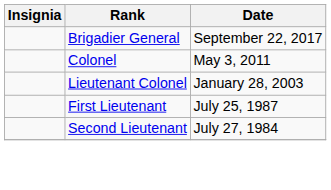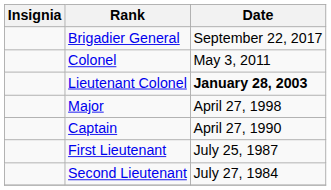(248, 83) normal -> (250, 83) bold
+ row: (86, 106)
+ row: (93, 128)
